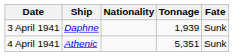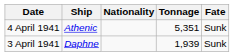rows swapped: (33, 28) <-> (33, 43)
